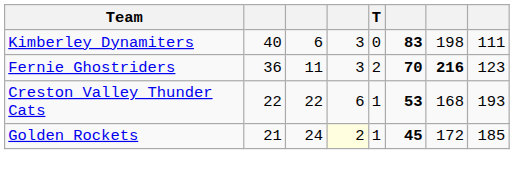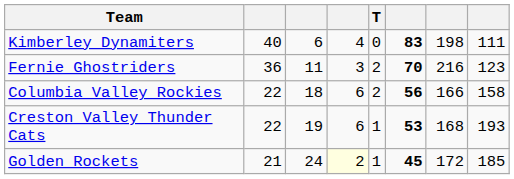(360, 42) 3 -> (360, 42) 4
(450, 68) bold -> (450, 68) normal
+ row: (115, 93)
(314, 102) 22 -> (314, 127) 19
